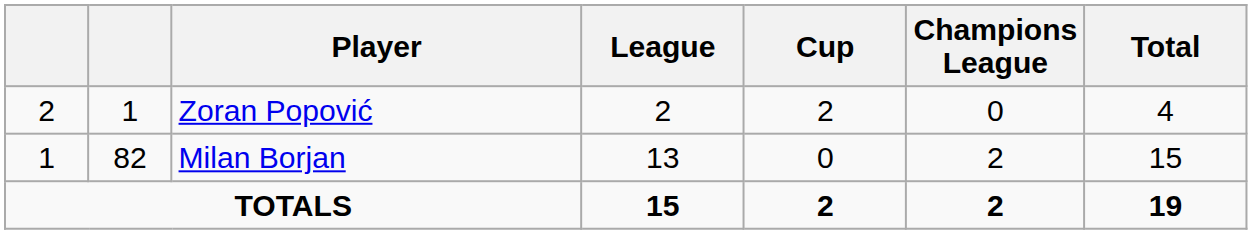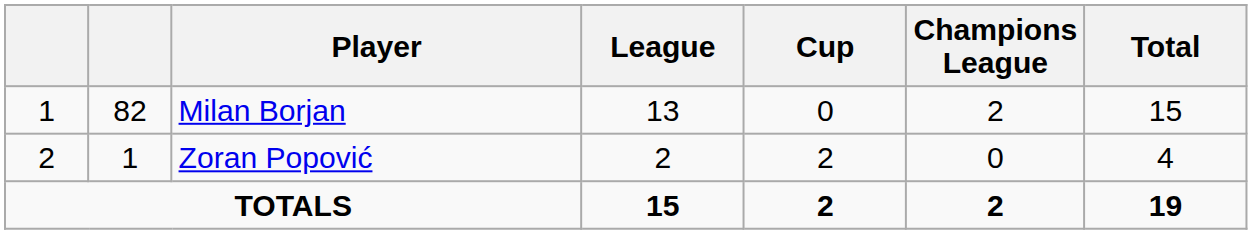rows swapped: (262, 158) <-> (276, 110)
